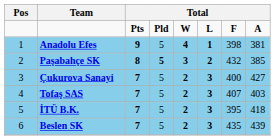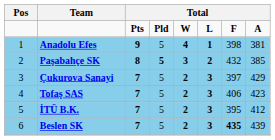(234, 77) 400 -> (234, 77) 397
(258, 77) 427 -> (258, 77) 429
(234, 94) 407 -> (234, 94) 406
(258, 94) 403 -> (258, 94) 423
(258, 110) 418 -> (258, 110) 412
(234, 126) normal -> (234, 126) bold
